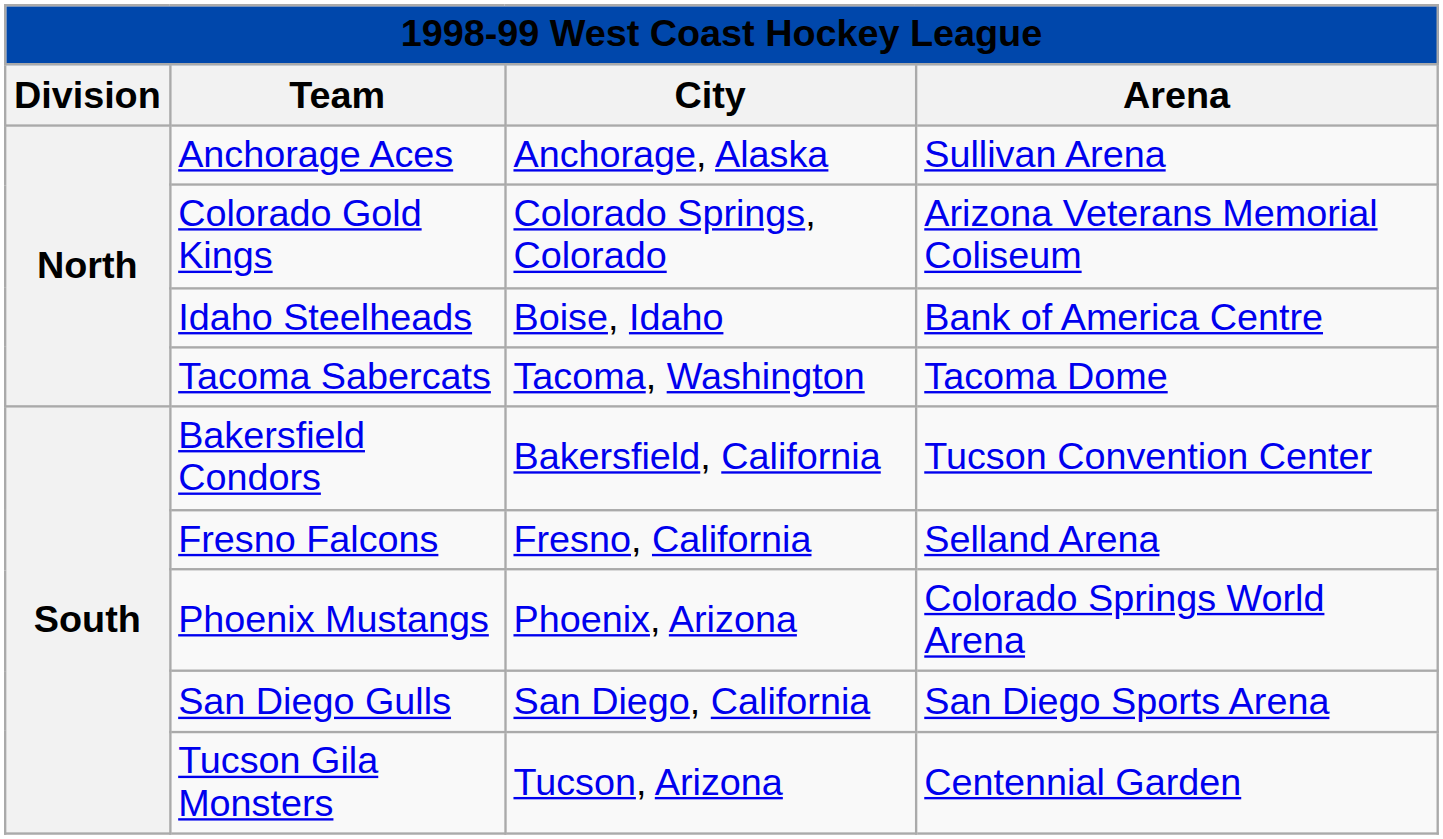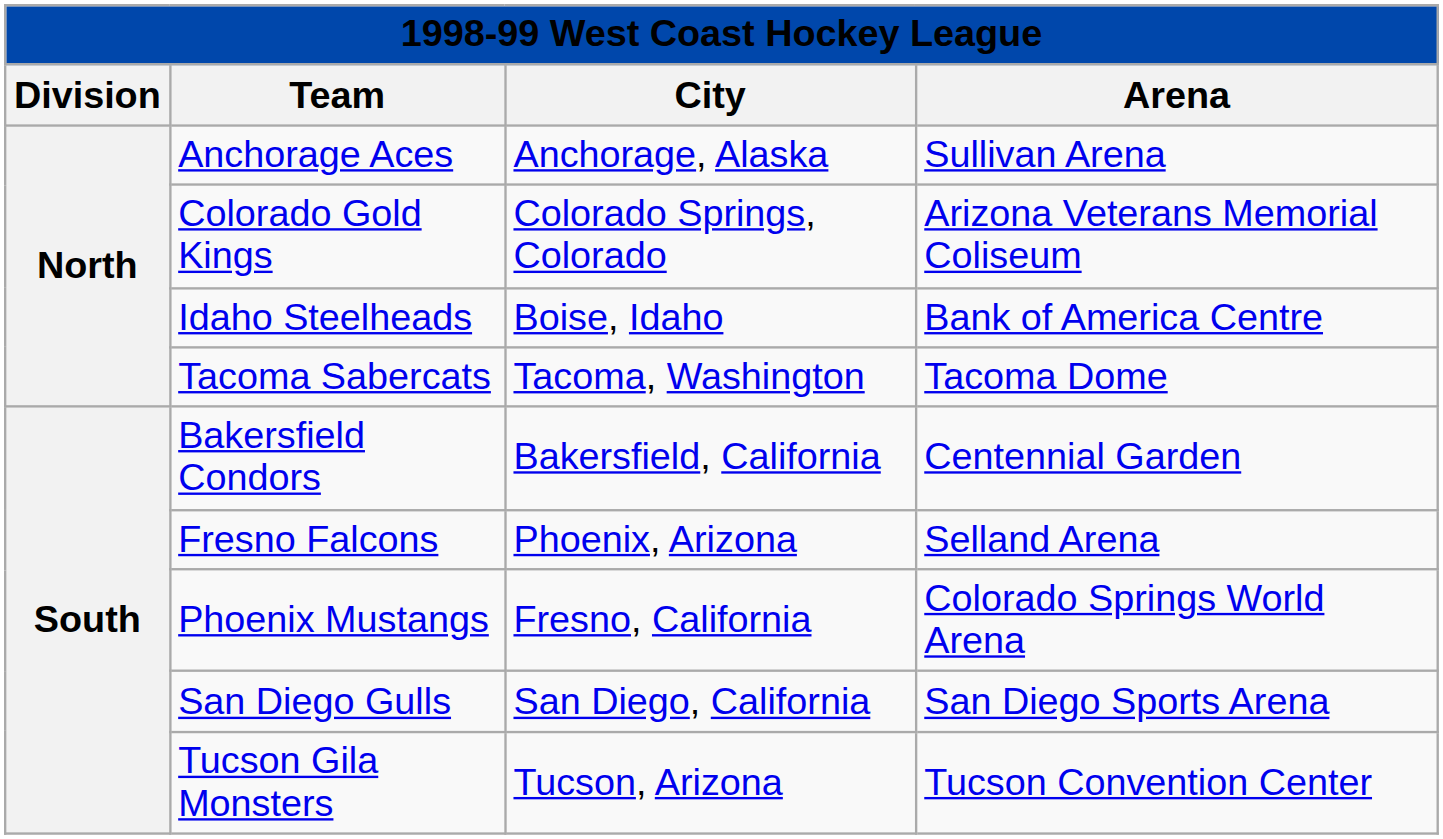(1148, 457) Tucson Convention Center -> (1083, 457) Centennial Garden
(662, 538) Fresno, California -> (655, 538) Phoenix, Arizona
(655, 619) Phoenix, Arizona -> (662, 619) Fresno, California
(1083, 781) Centennial Garden -> (1148, 781) Tucson Convention Center
